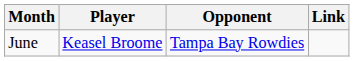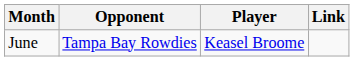columns swapped: (112, 17) <-> (237, 17)
